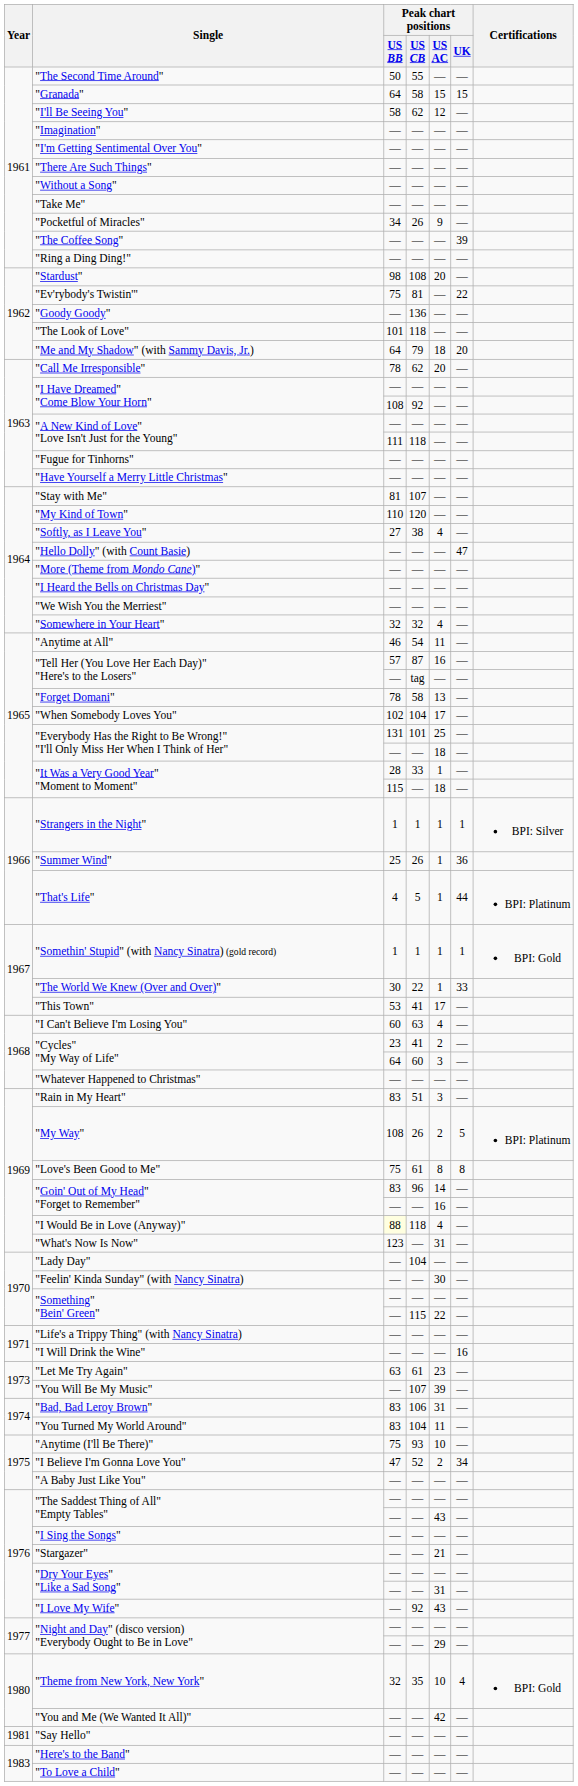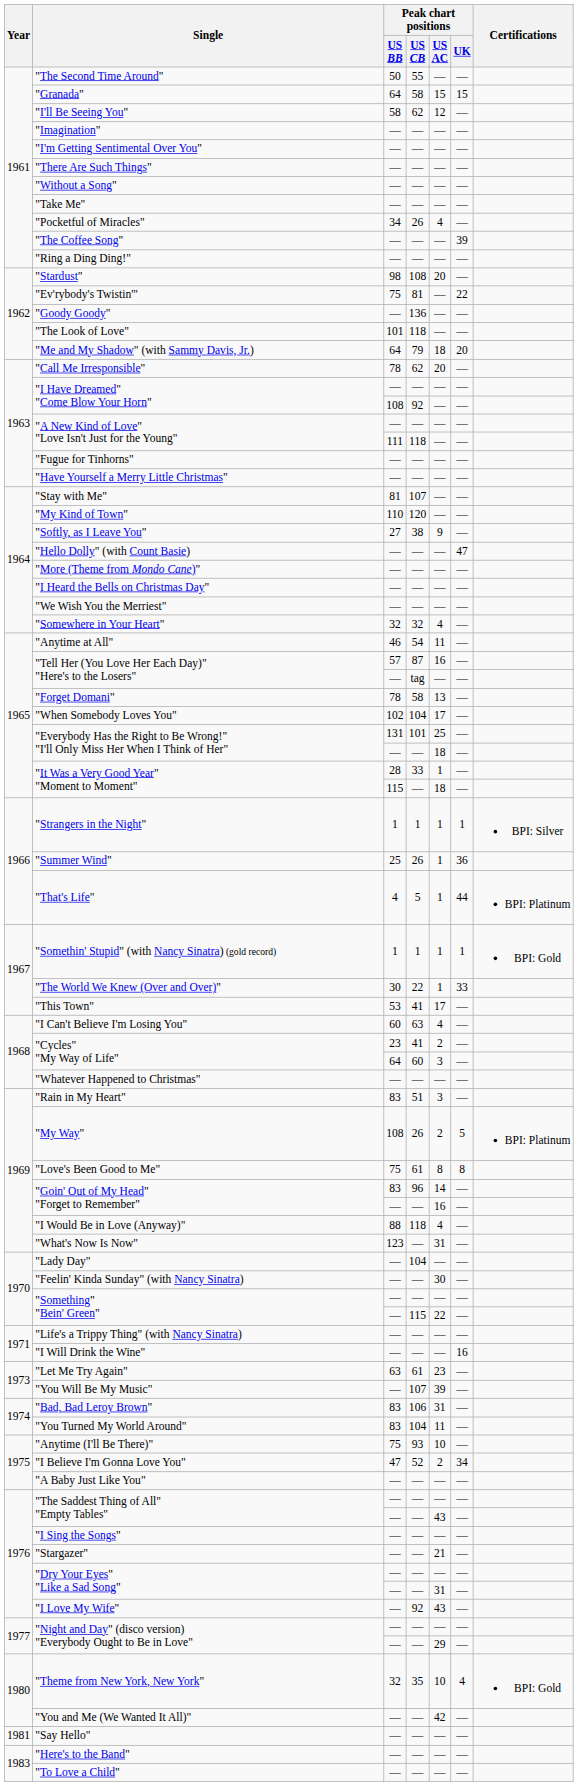(440, 222) 9 -> (440, 222) 4
(440, 532) 4 -> (440, 532) 9
(395, 1224) lightyellow background -> (395, 1224) no background
